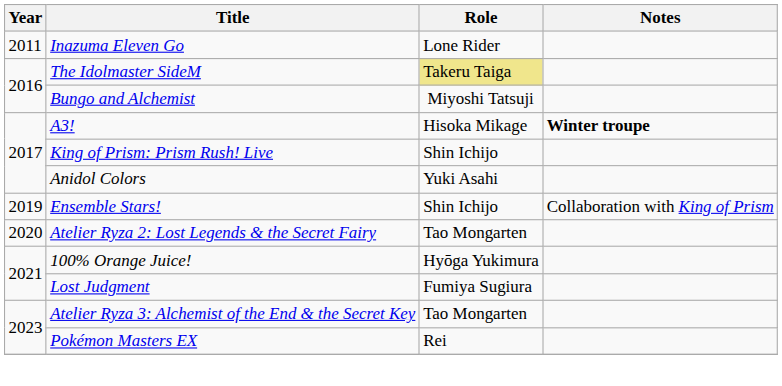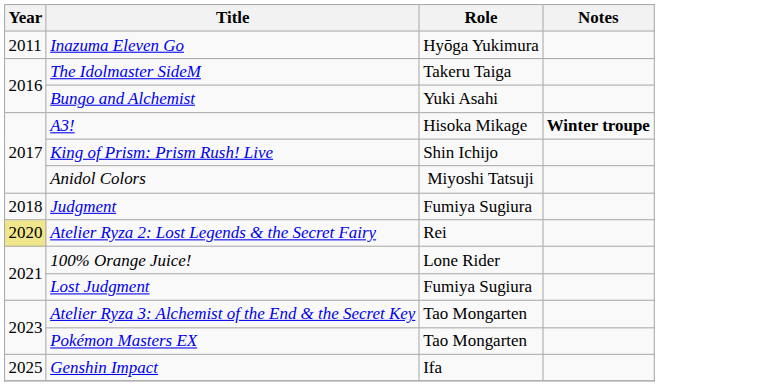(462, 44) Lone Rider -> (481, 44) Hyōga Yukimura
(467, 71) khaki background -> (467, 71) no background
(478, 98) Miyoshi Tatsuji -> (461, 98) Yuki Asahi
(461, 179) Yuki Asahi -> (478, 179) Miyoshi Tatsuji
+ row: (83, 206)
- row: (106, 206)
(25, 233) no background -> (25, 233) khaki background
(475, 233) Tao Mongarten -> (435, 233) Rei
(481, 260) Hyōga Yukimura -> (462, 260) Lone Rider
(435, 340) Rei -> (475, 340) Tao Mongarten
+ row: (104, 367)
